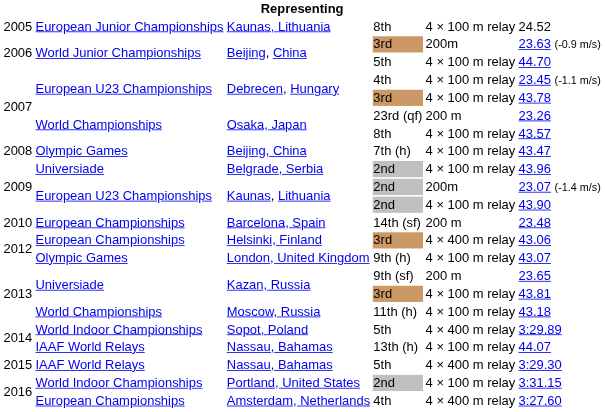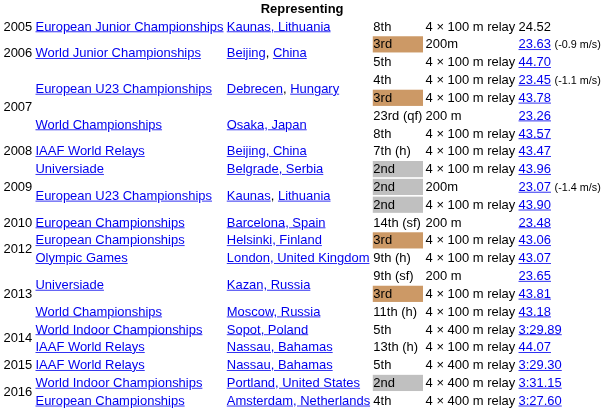(82, 151) Olympic Games -> (90, 151) IAAF World Relays
(470, 240) 4 × 400 m relay -> (470, 240) 4 × 100 m relay
(470, 383) 4 × 100 m relay -> (470, 383) 4 × 400 m relay
